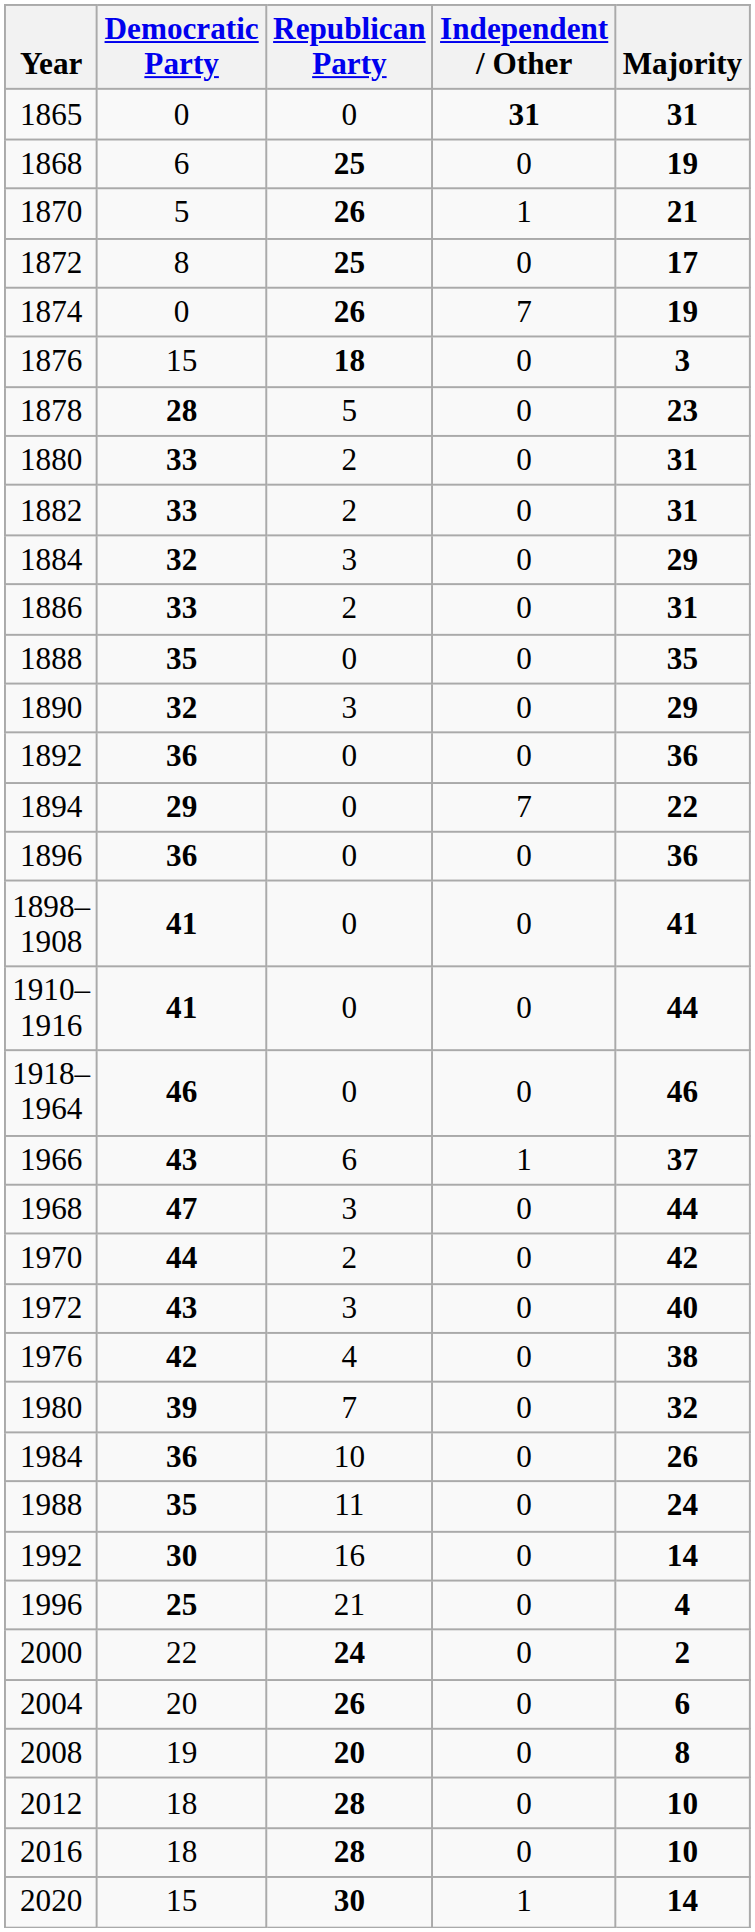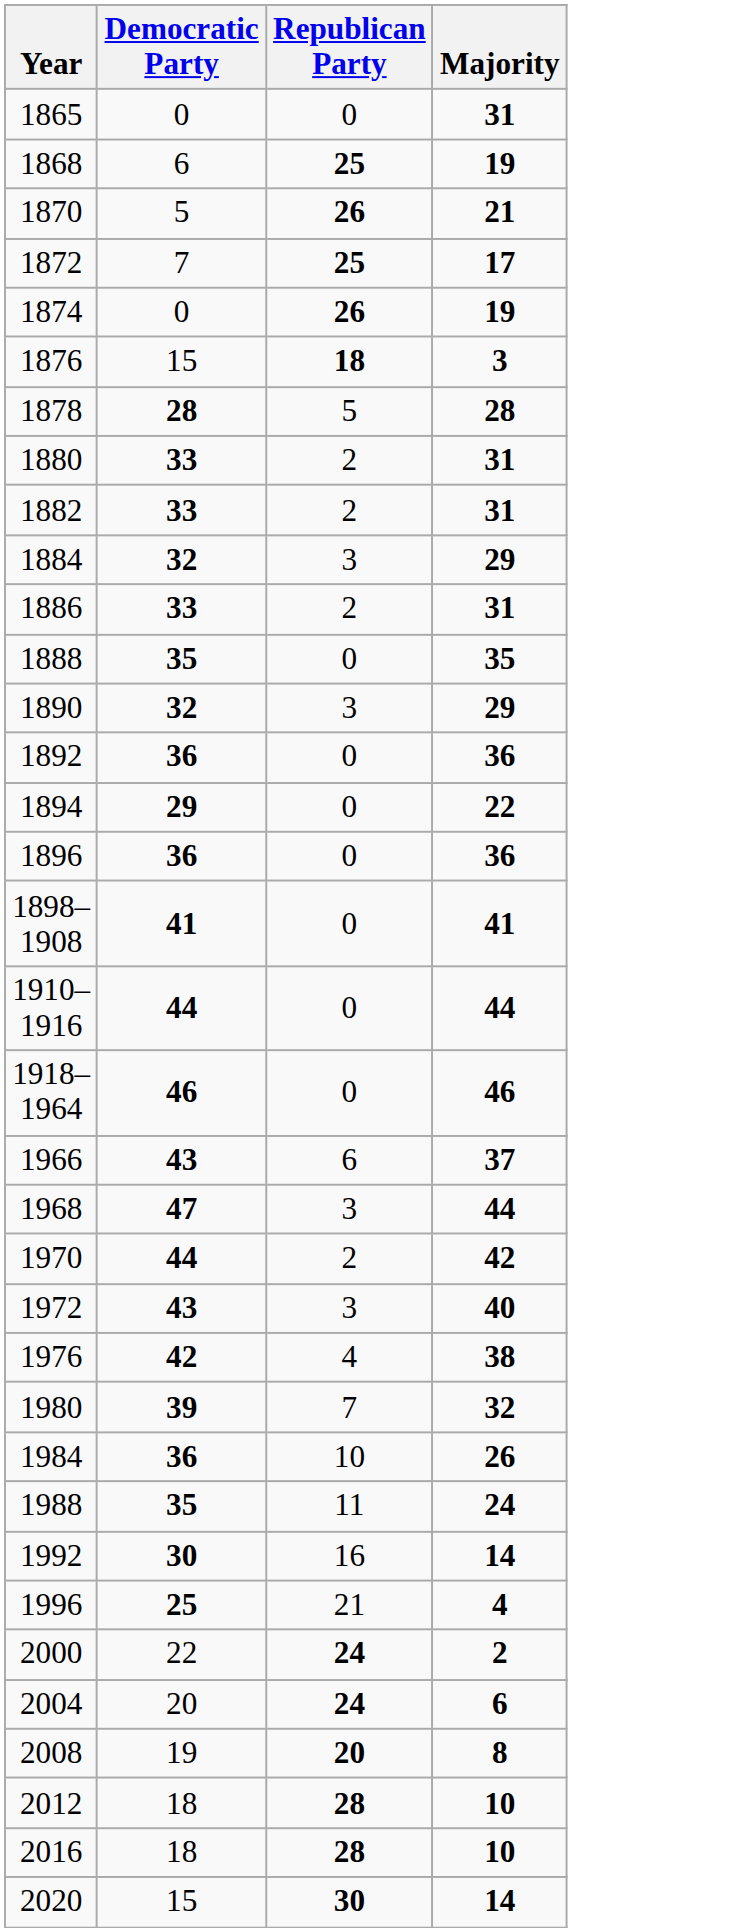- column: (524, 46)
(182, 262) 8 -> (182, 262) 7
(682, 410) 23 -> (500, 410) 28
(182, 1007) 41 -> (182, 1007) 44
(349, 1703) 26 -> (349, 1703) 24
